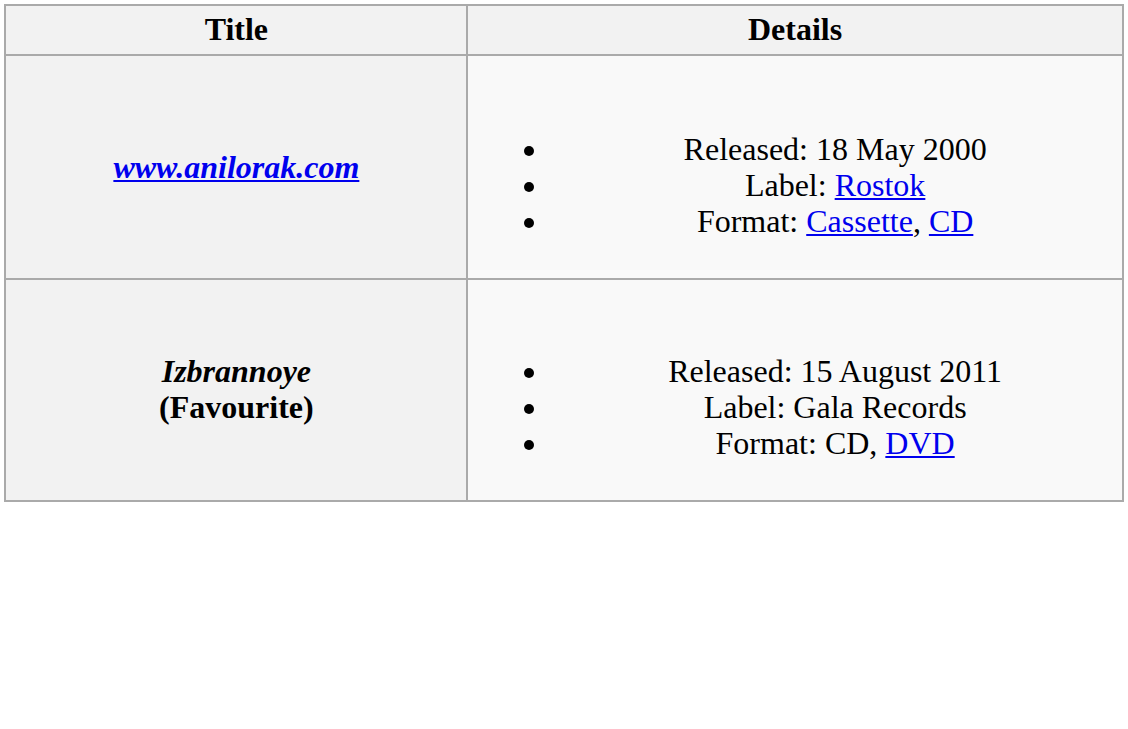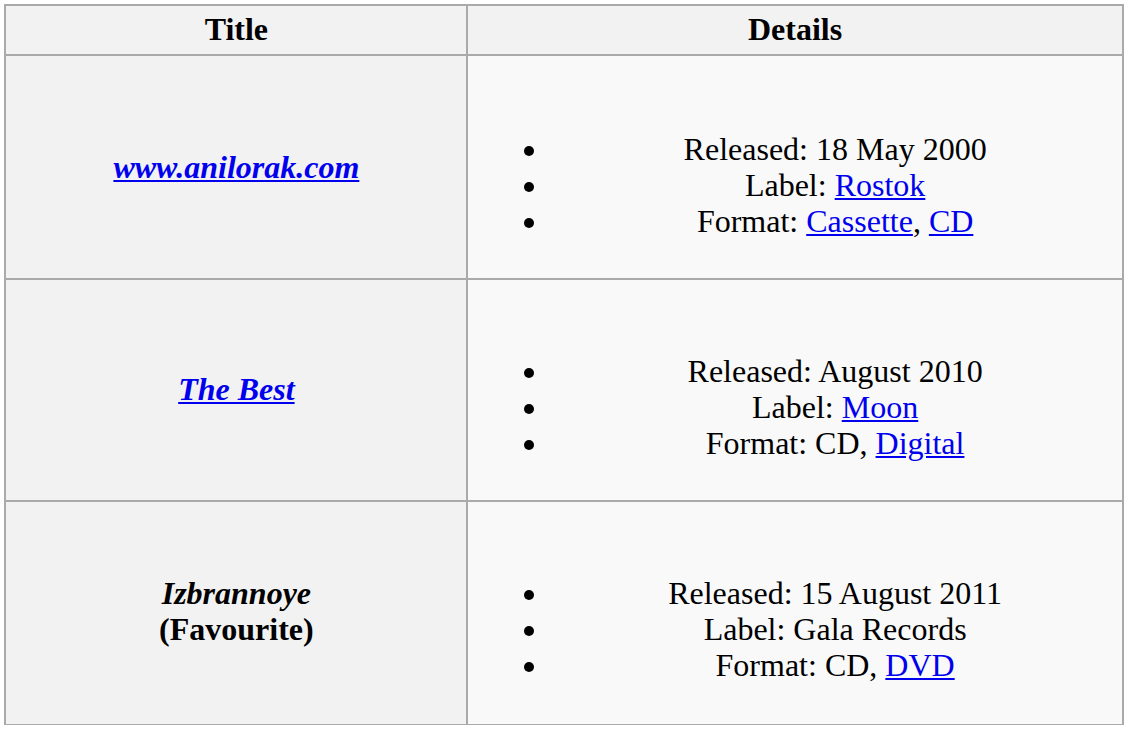+ row: (236, 389)
